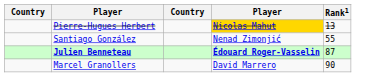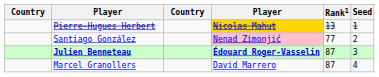+ column: (362, 12)
(247, 39) no background -> (247, 39) pink background
(330, 39) 55 -> (330, 39) 77
(330, 65) 90 -> (330, 65) 87
